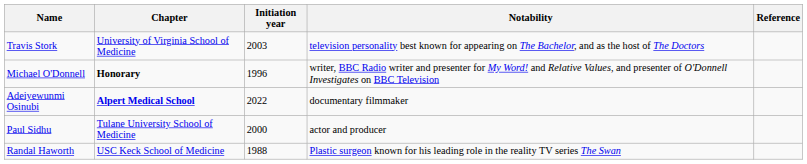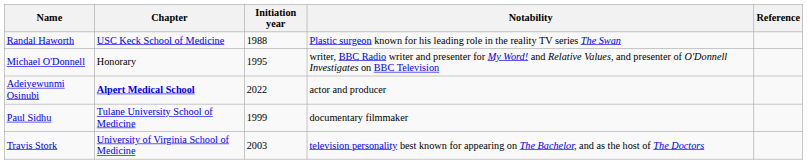rows swapped: (40, 151) <-> (32, 46)
(118, 73) bold -> (116, 62) normal
(257, 73) 1996 -> (257, 62) 1995
(359, 101) documentary filmmaker -> (348, 90) actor and producer
(257, 129) 2000 -> (257, 117) 1999
(348, 129) actor and producer -> (359, 117) documentary filmmaker
